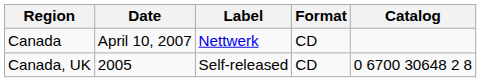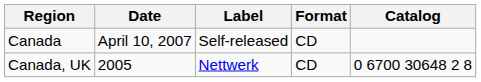(229, 40) Nettwerk -> (243, 40) Self-released
(243, 64) Self-released -> (229, 64) Nettwerk
